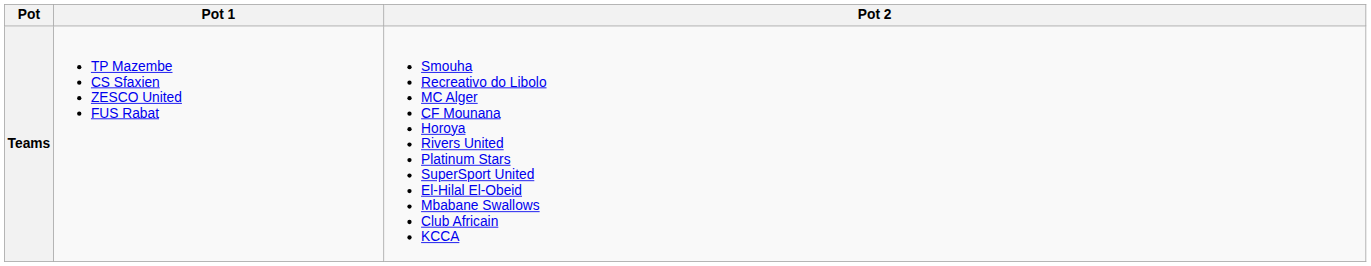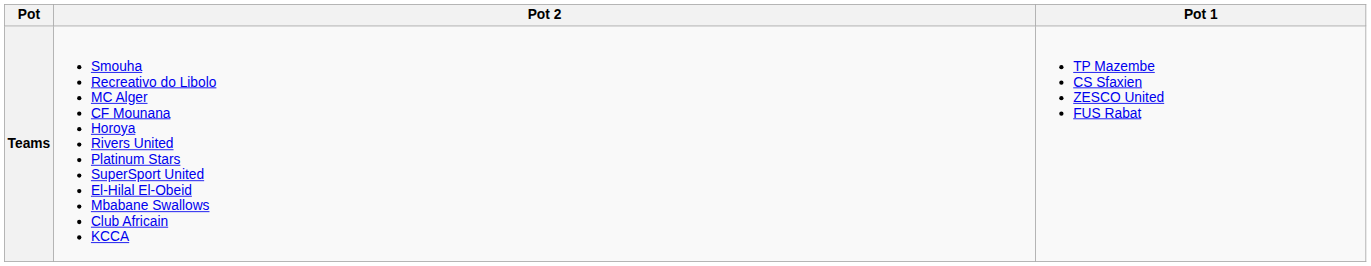columns swapped: (218, 15) <-> (875, 15)
